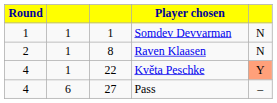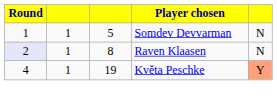(111, 32) 1 -> (111, 32) 5
(26, 51) no background -> (26, 51) lavender background
(111, 70) 22 -> (111, 70) 19
- row: (145, 88)
